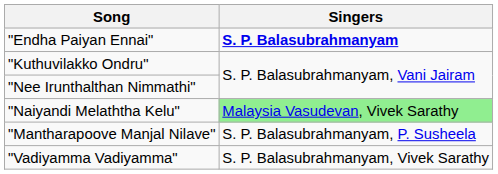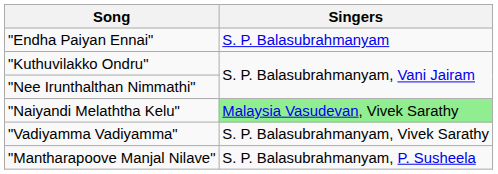(310, 40) bold -> (306, 40) normal
rows swapped: (112, 134) <-> (93, 158)
